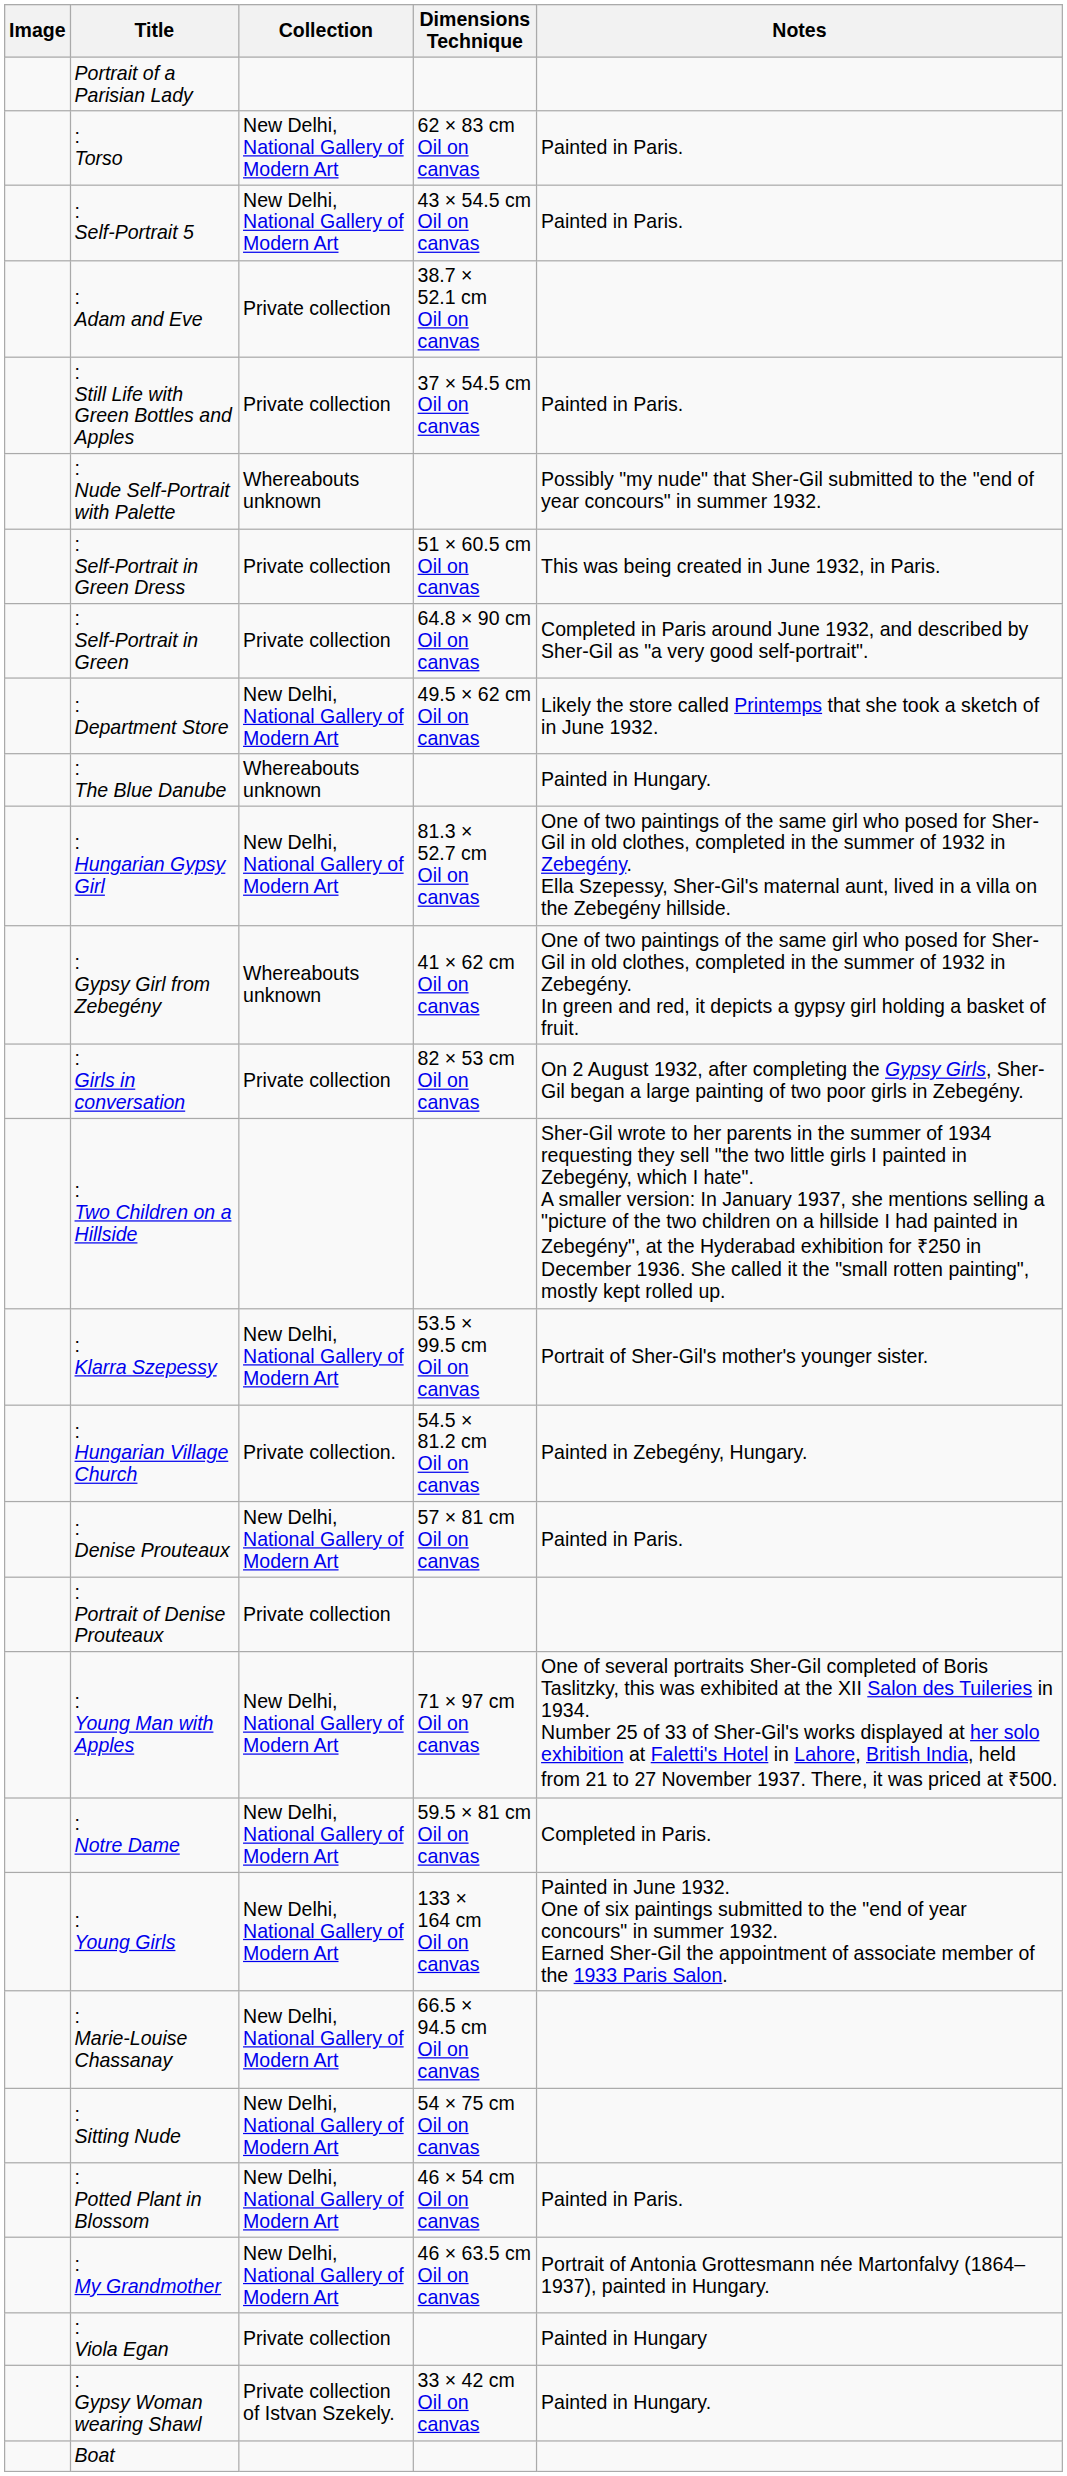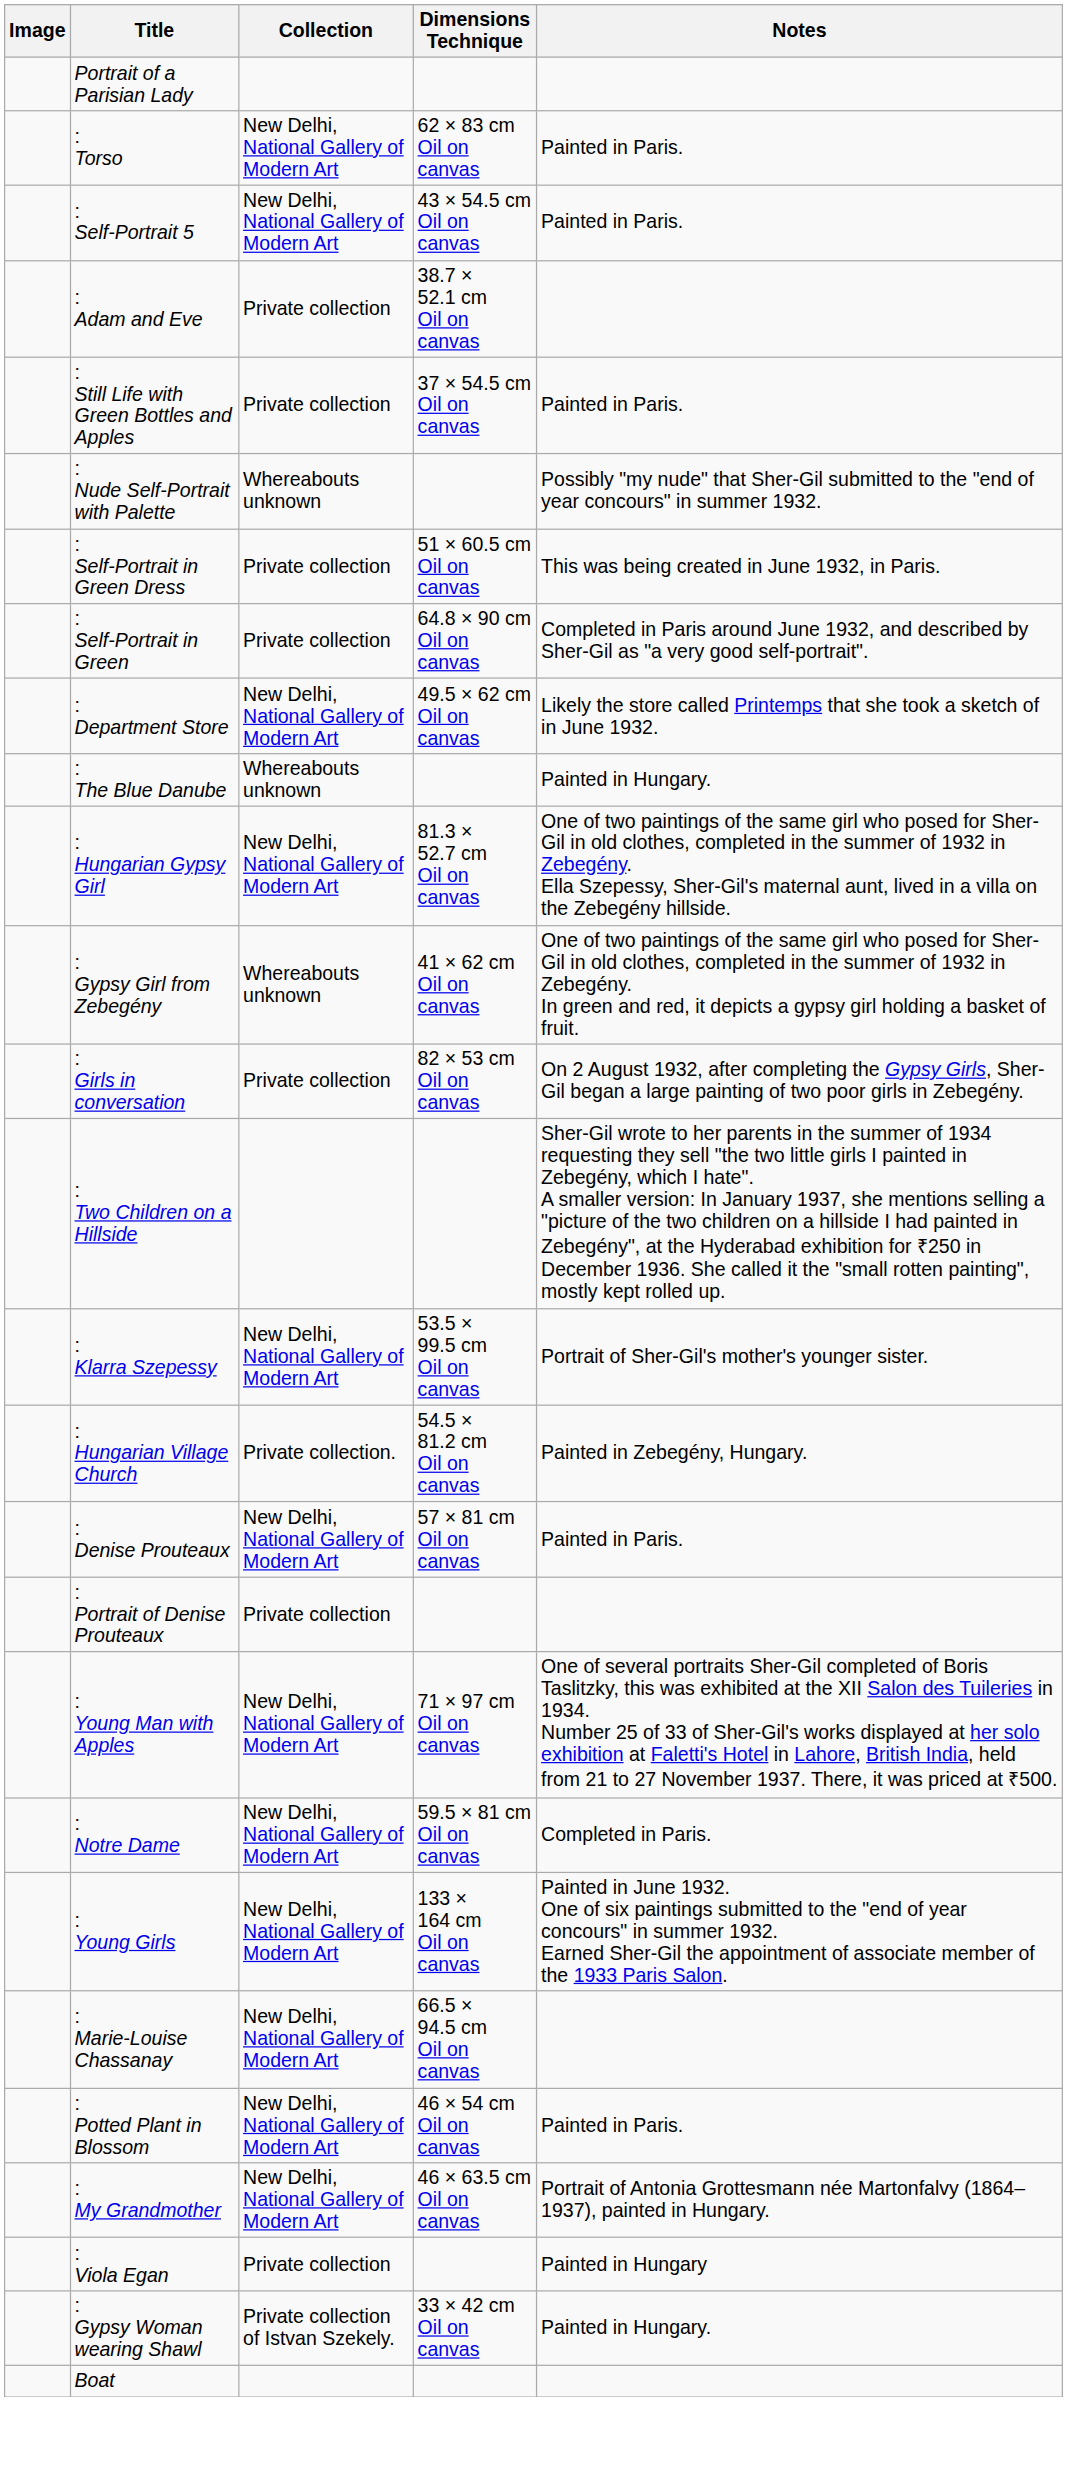- row: (128, 2125)
